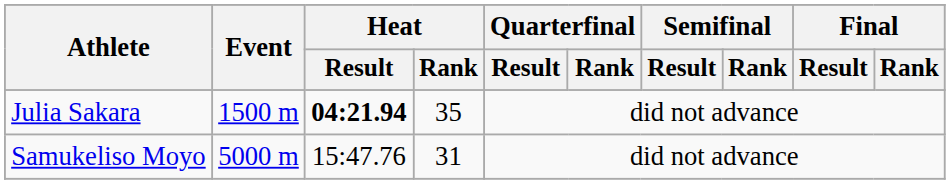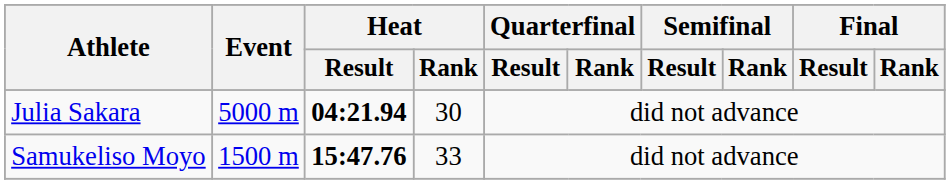(258, 112) 1500 m -> (258, 112) 5000 m
(448, 112) 35 -> (448, 112) 30
(258, 156) 5000 m -> (258, 156) 1500 m
(359, 156) normal -> (359, 156) bold
(448, 156) 31 -> (448, 156) 33
